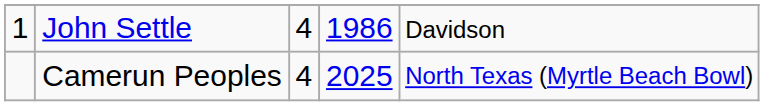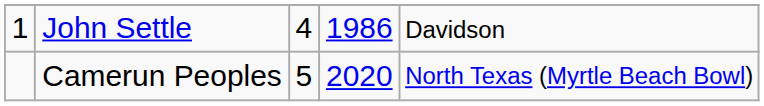(304, 75) 4 -> (304, 75) 5
(359, 75) 2025 -> (359, 75) 2020
